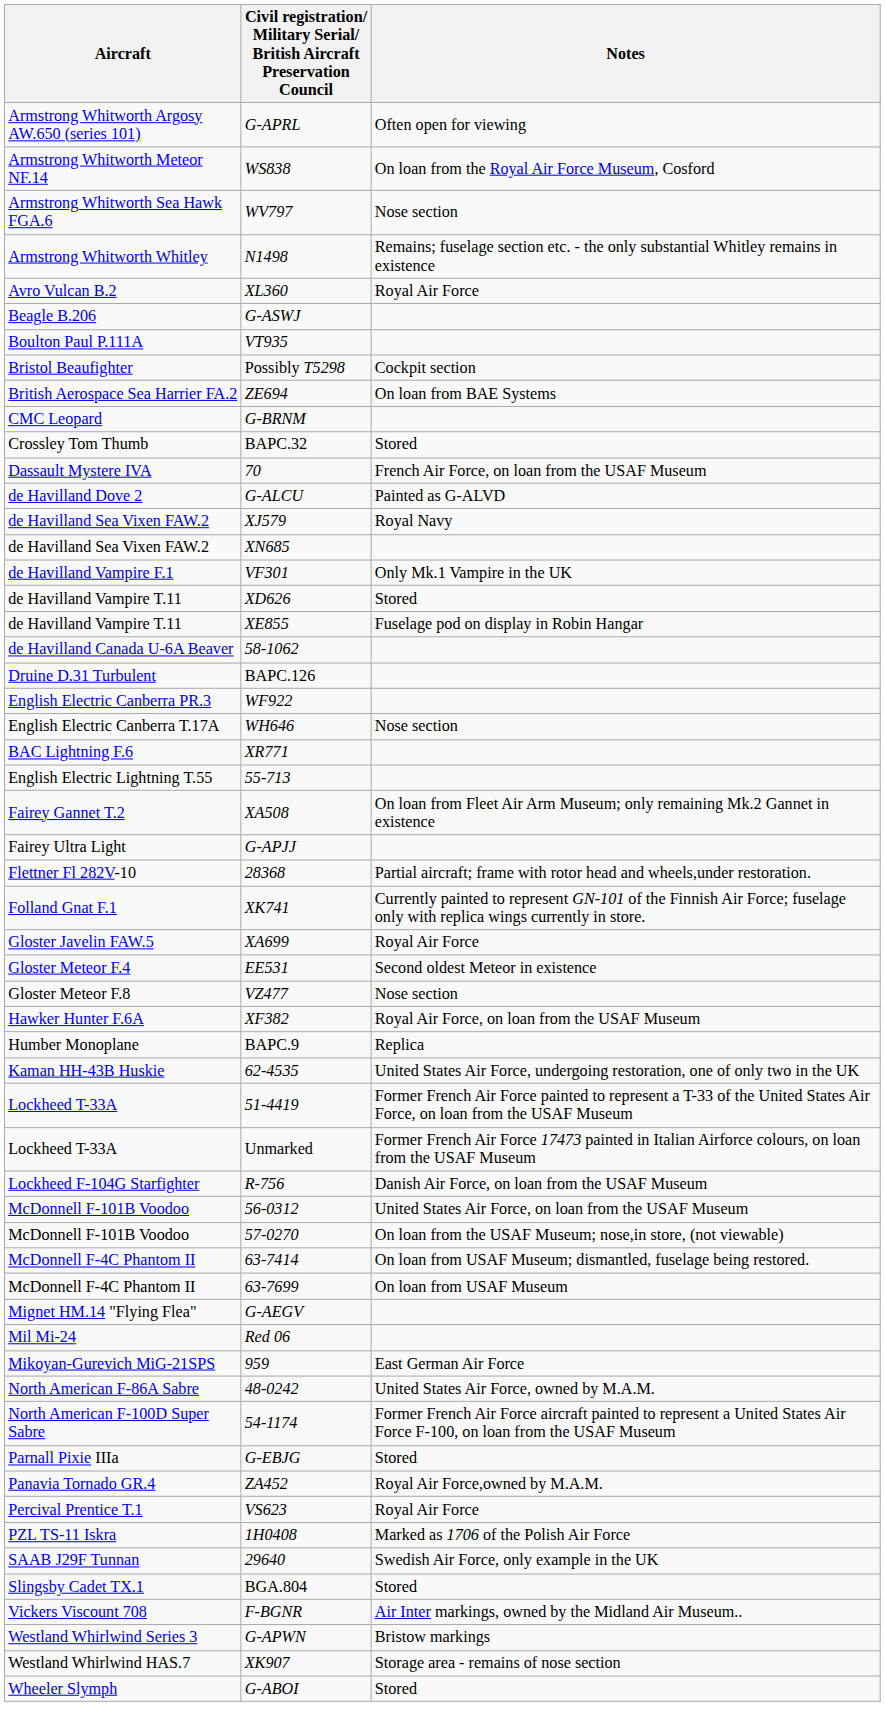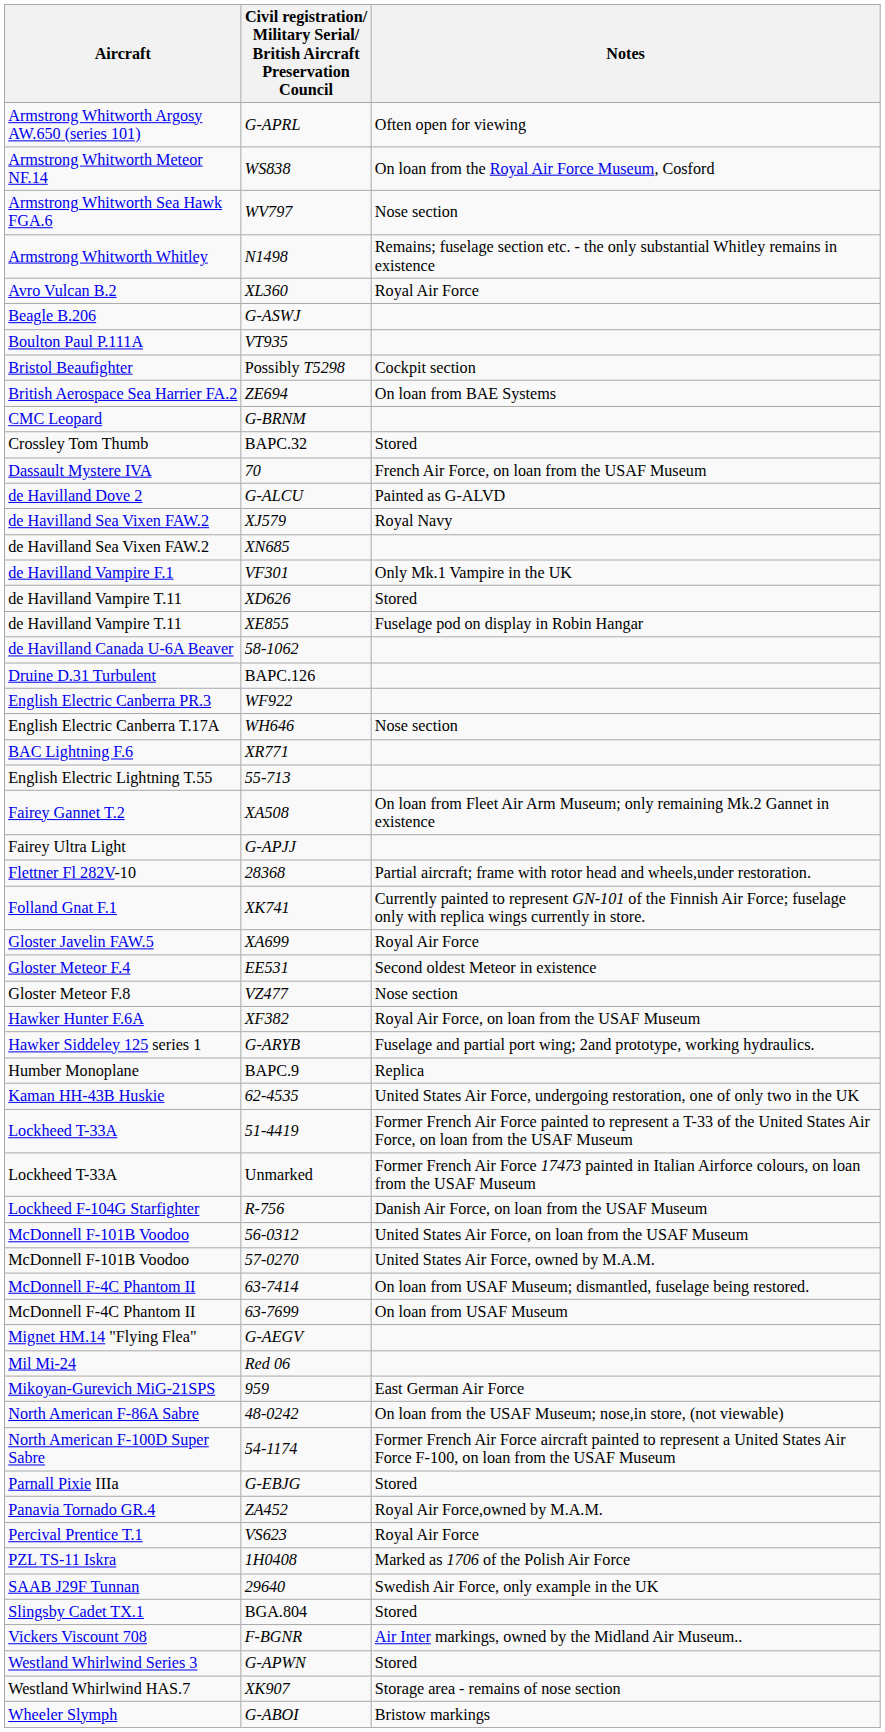+ row: (272, 1044)
(579, 1234) On loan from the USAF Museum; nose,in store, (not viewable) -> (515, 1260) United States Air Force, owned by M.A.M.
(515, 1388) United States Air Force, owned by M.A.M. -> (579, 1414) On loan from the USAF Museum; nose,in store, (not viewable)
(432, 1637) Bristow markings -> (396, 1663) Stored
(396, 1688) Stored -> (432, 1714) Bristow markings
